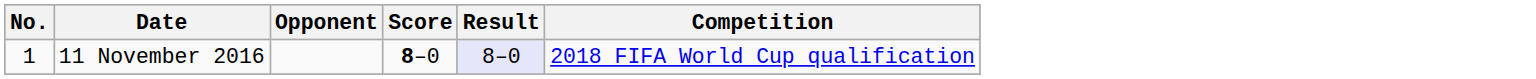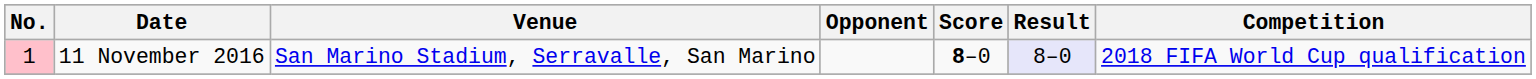+ column: (545, 22)
(29, 57) no background -> (29, 57) pink background
